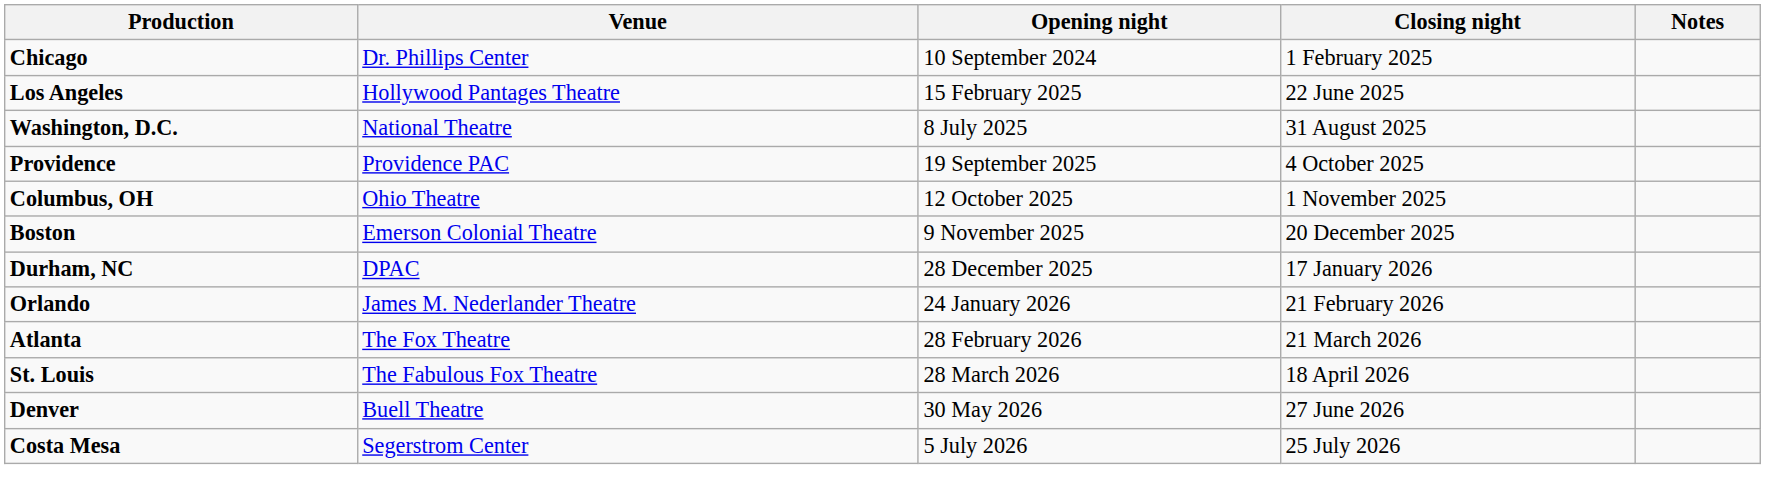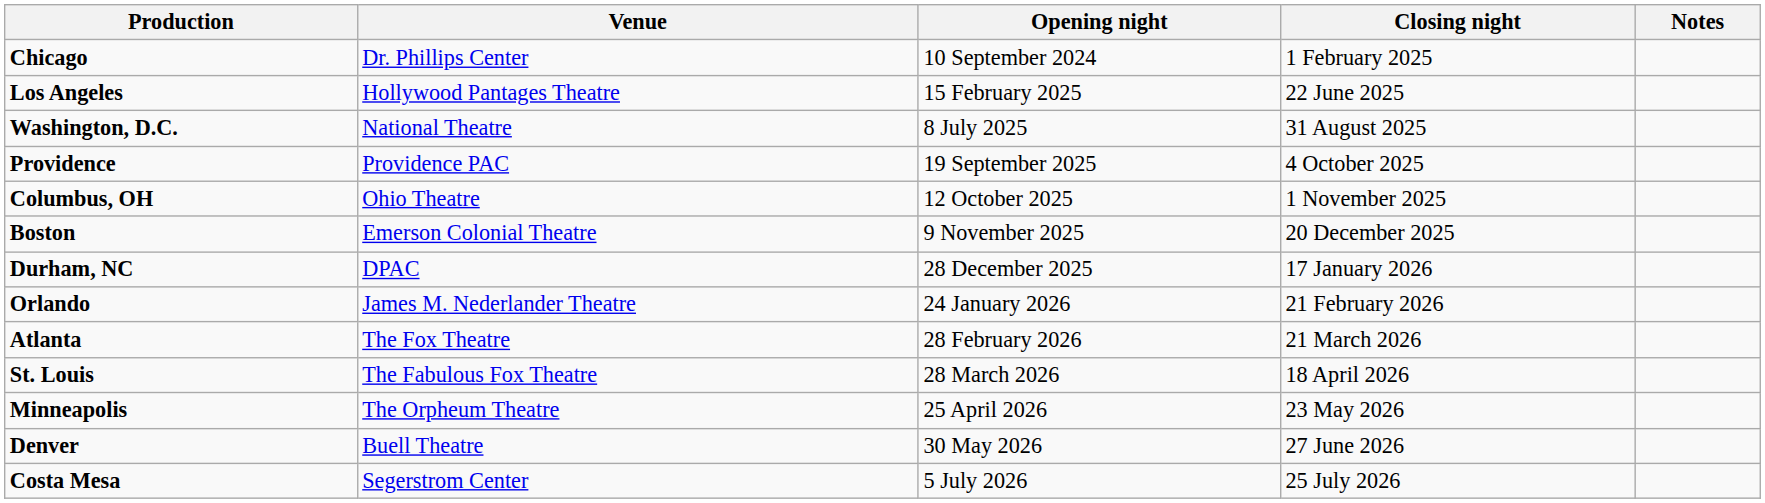+ row: (69, 410)
